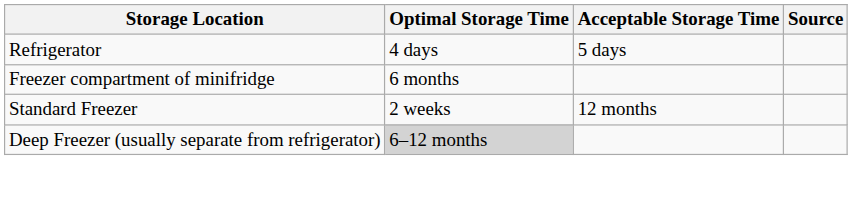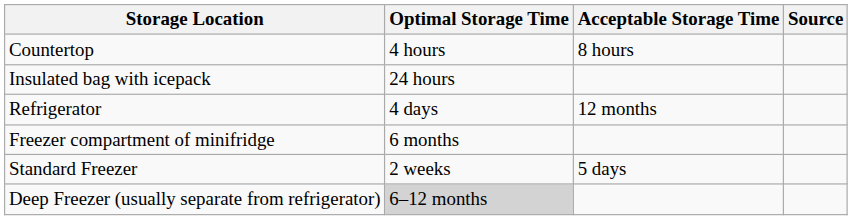+ row: (51, 49)
+ row: (110, 79)
(602, 49) 5 days -> (617, 109) 12 months
(617, 109) 12 months -> (602, 169) 5 days
